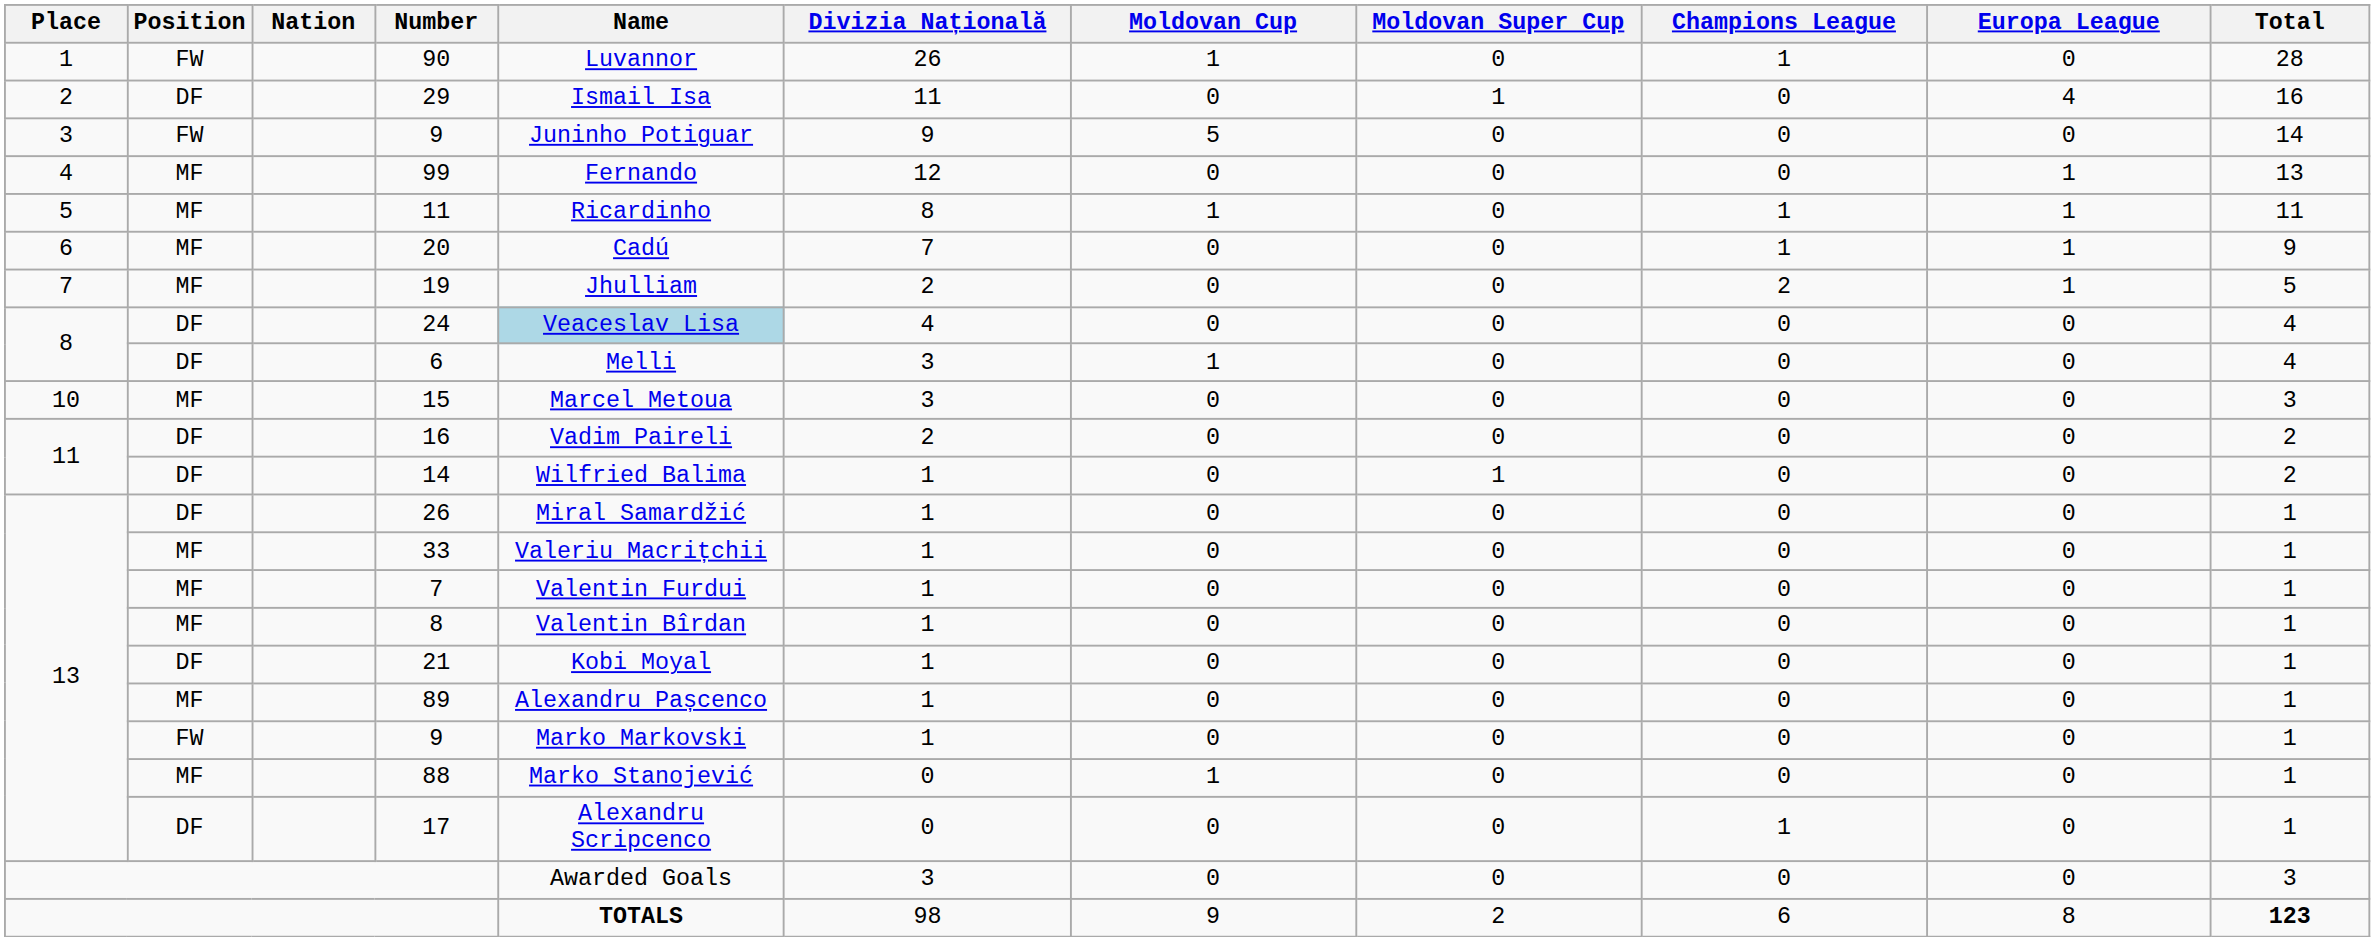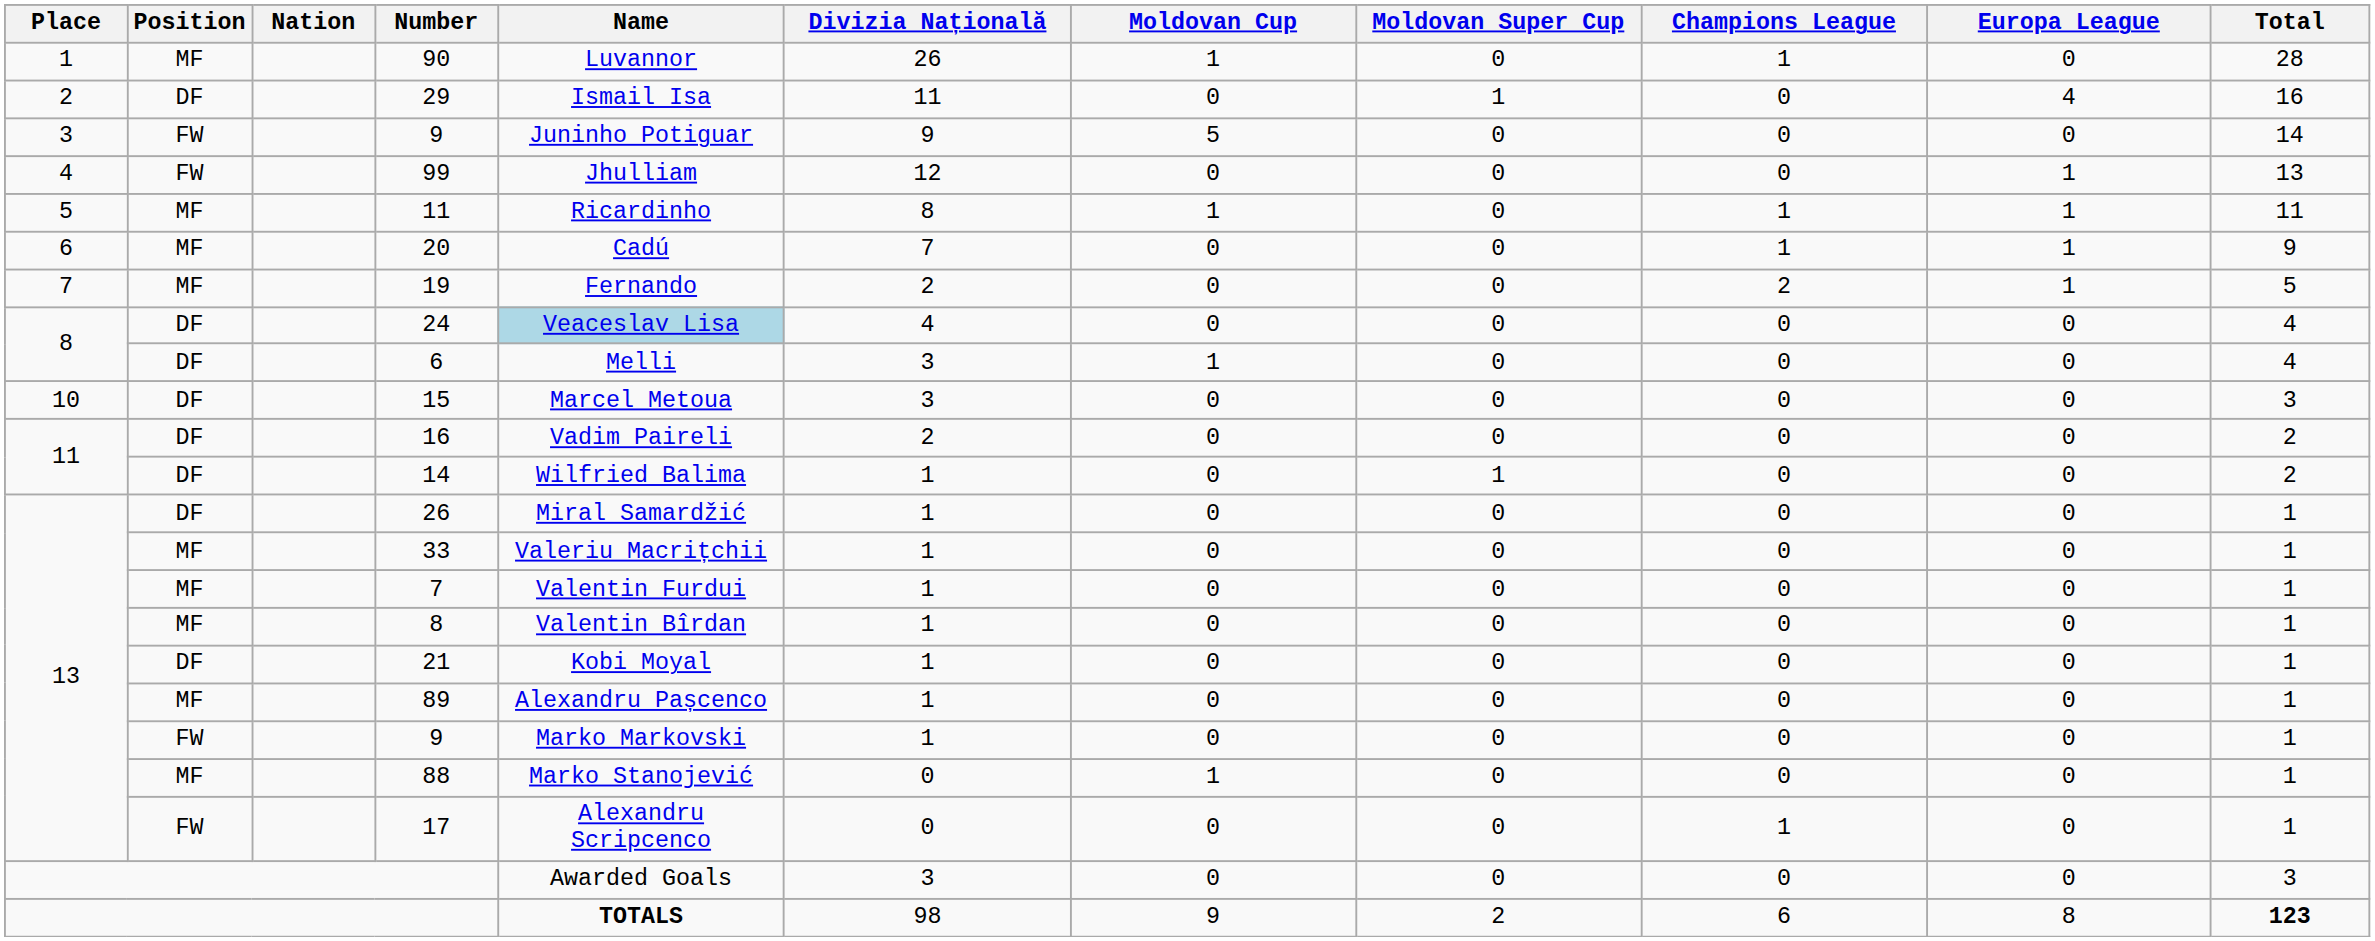(189, 62) FW -> (189, 62) MF
(189, 175) MF -> (189, 175) FW
(641, 175) Fernando -> (641, 175) Jhulliam
(641, 288) Jhulliam -> (641, 288) Fernando
(189, 401) MF -> (189, 401) DF
(189, 829) DF -> (189, 829) FW
